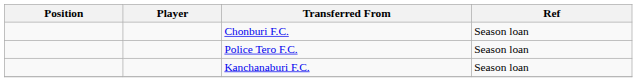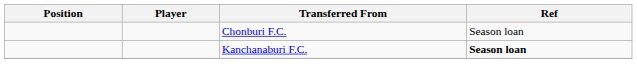- row: (261, 49)
(501, 67) normal -> (498, 49) bold
